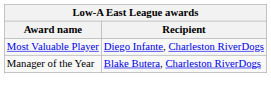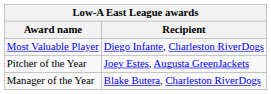+ row: (47, 64)
